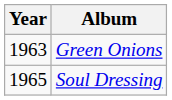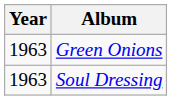(28, 79) 1965 -> (28, 79) 1963
